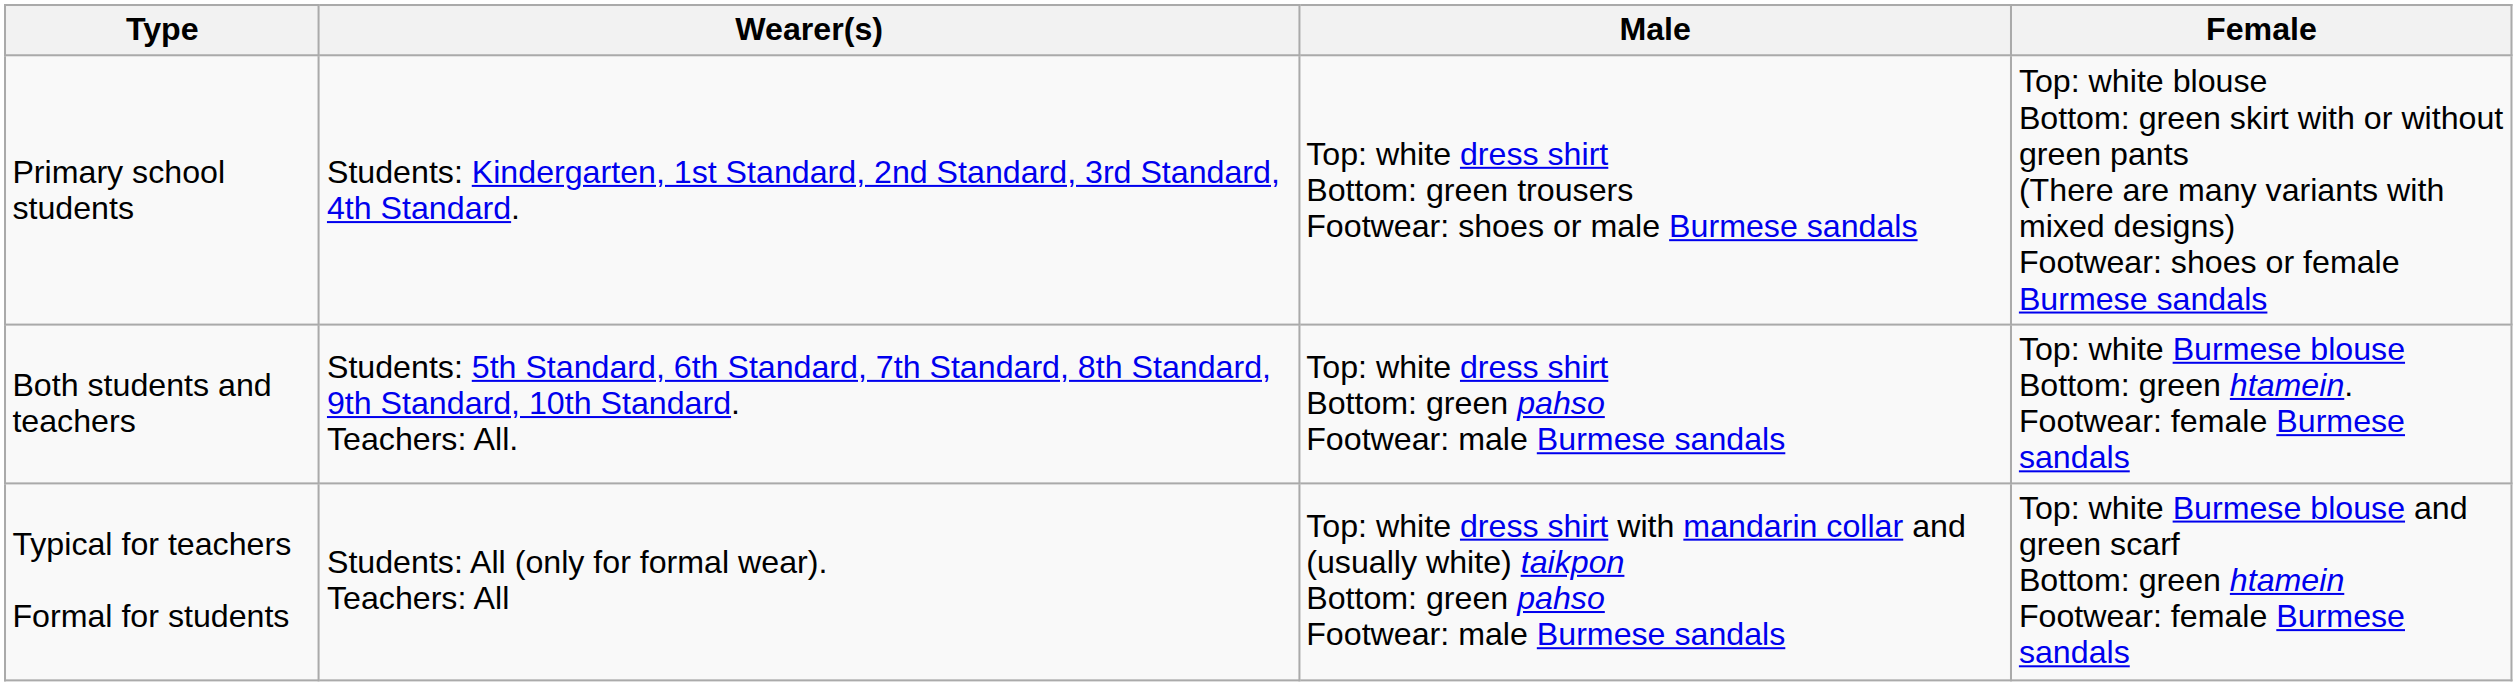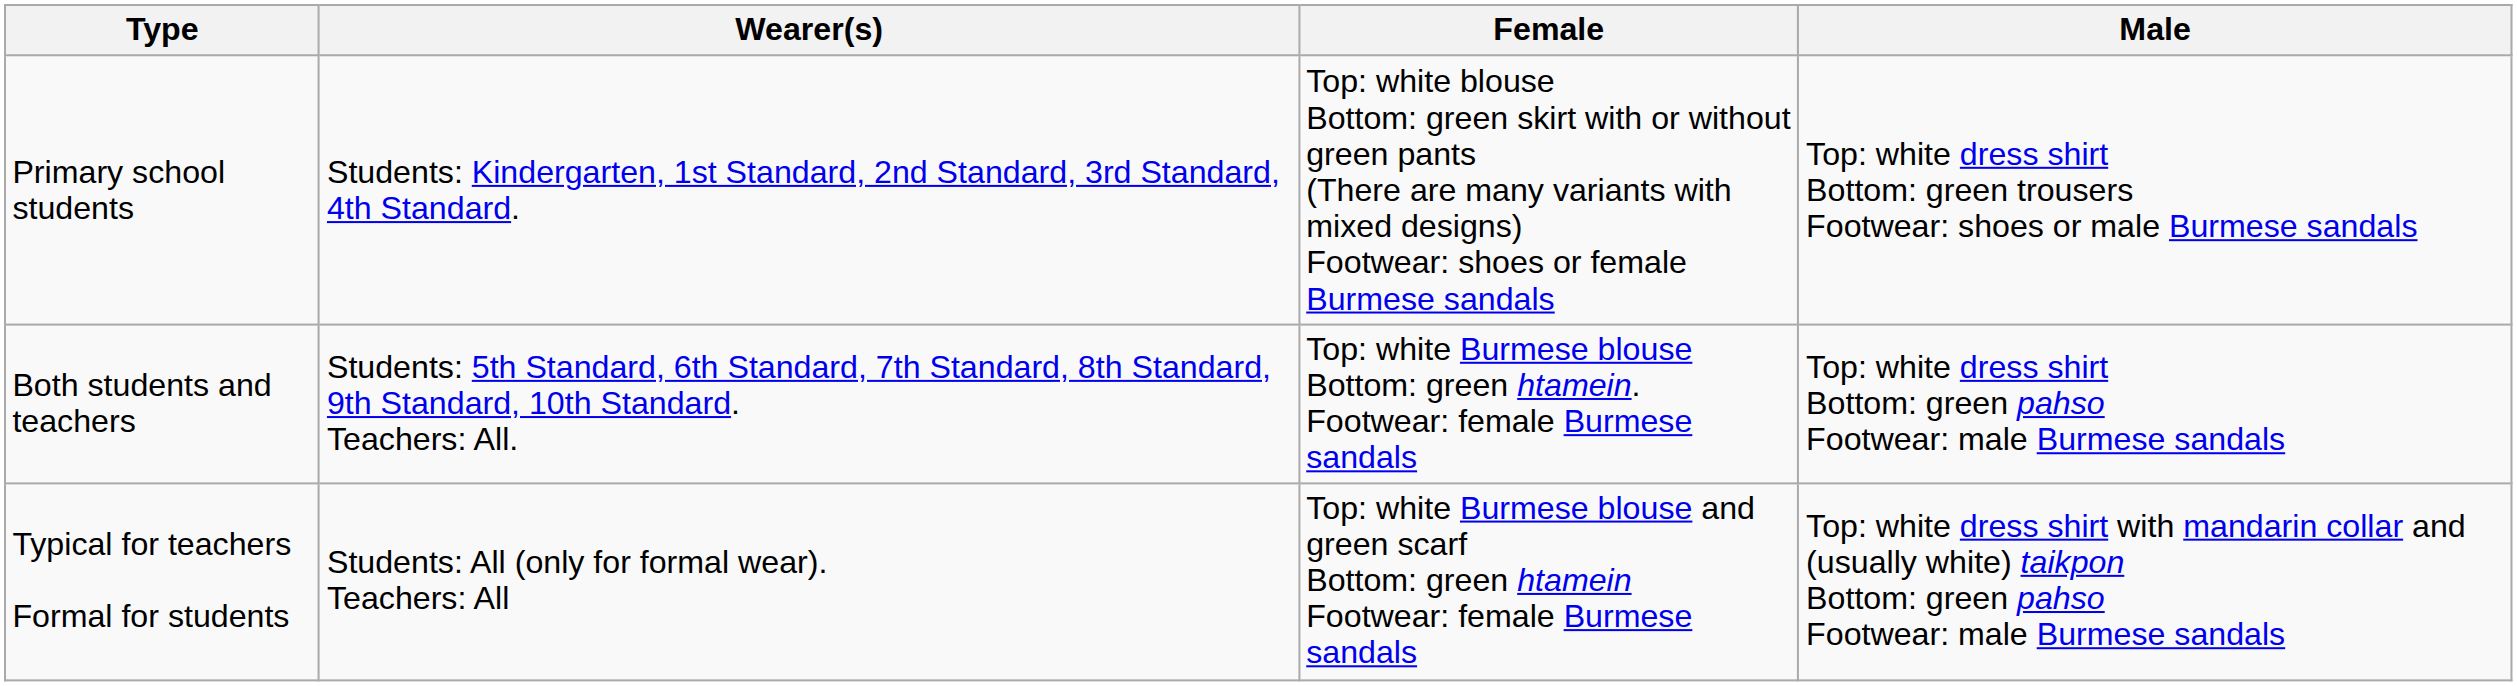columns swapped: (1655, 30) <-> (2261, 30)
